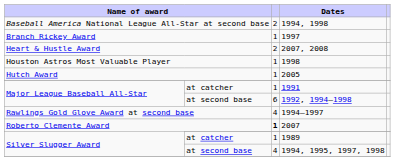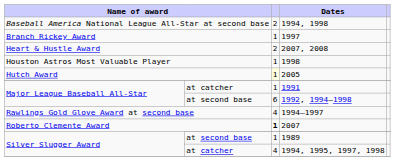(275, 74) no background -> (275, 74) lightyellow background
(210, 138) at catcher -> (219, 138) at second base
(219, 150) at second base -> (210, 150) at catcher
